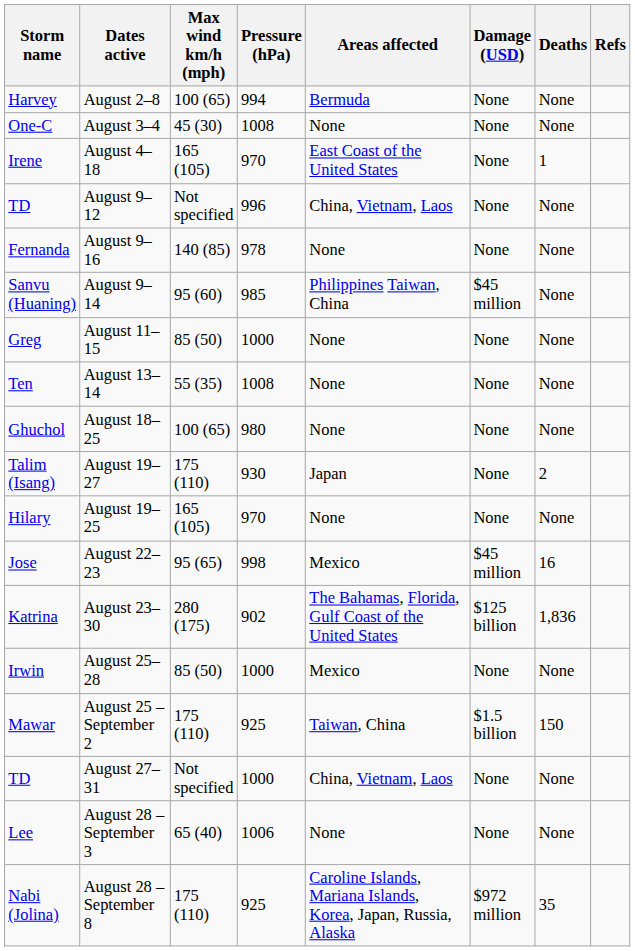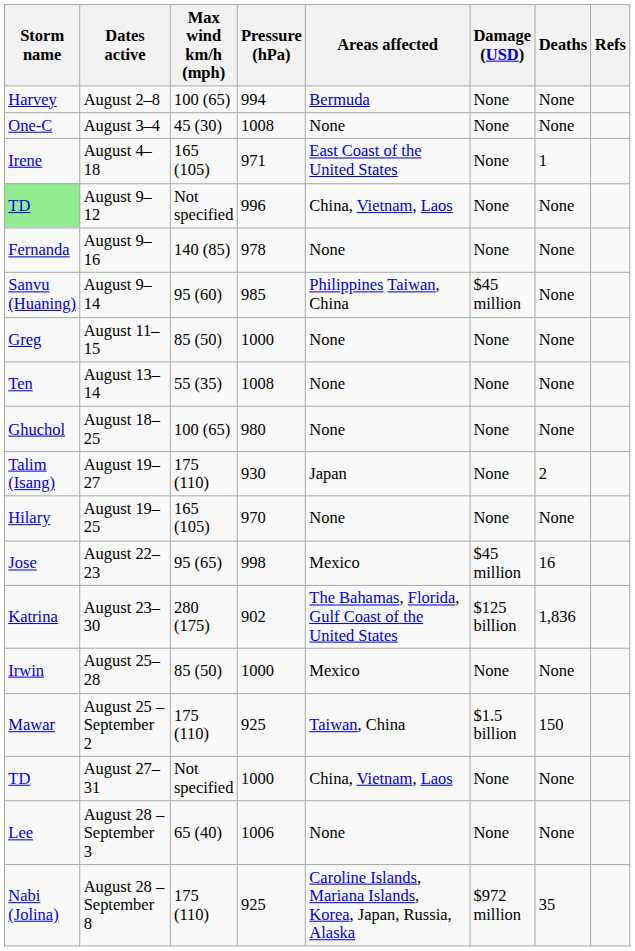(253, 160) 970 -> (253, 160) 971
(19, 205) no background -> (19, 205) lightgreen background
